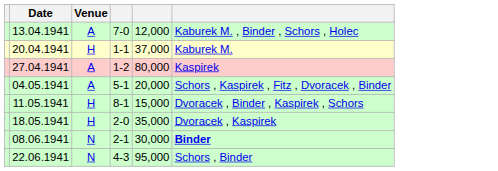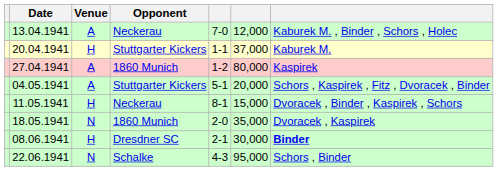+ column: (160, 13)
(91, 121) H -> (91, 121) N
(91, 139) N -> (91, 139) H
